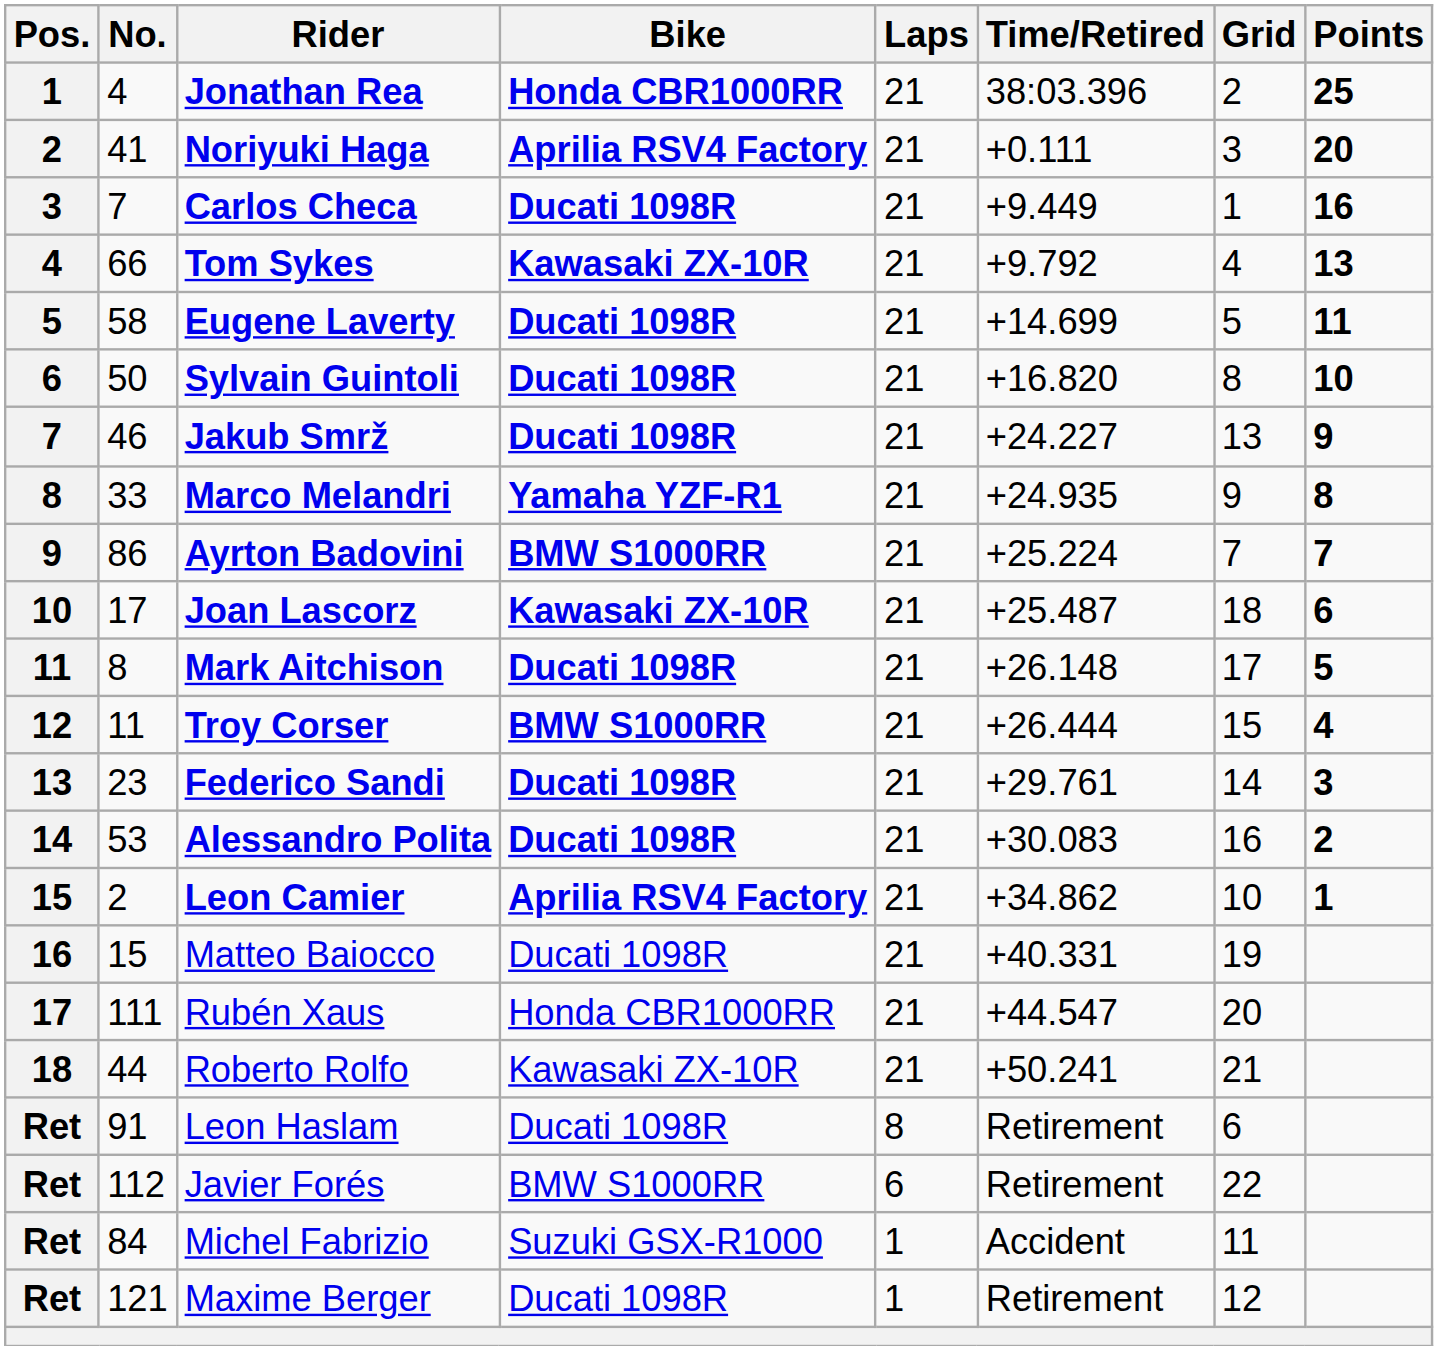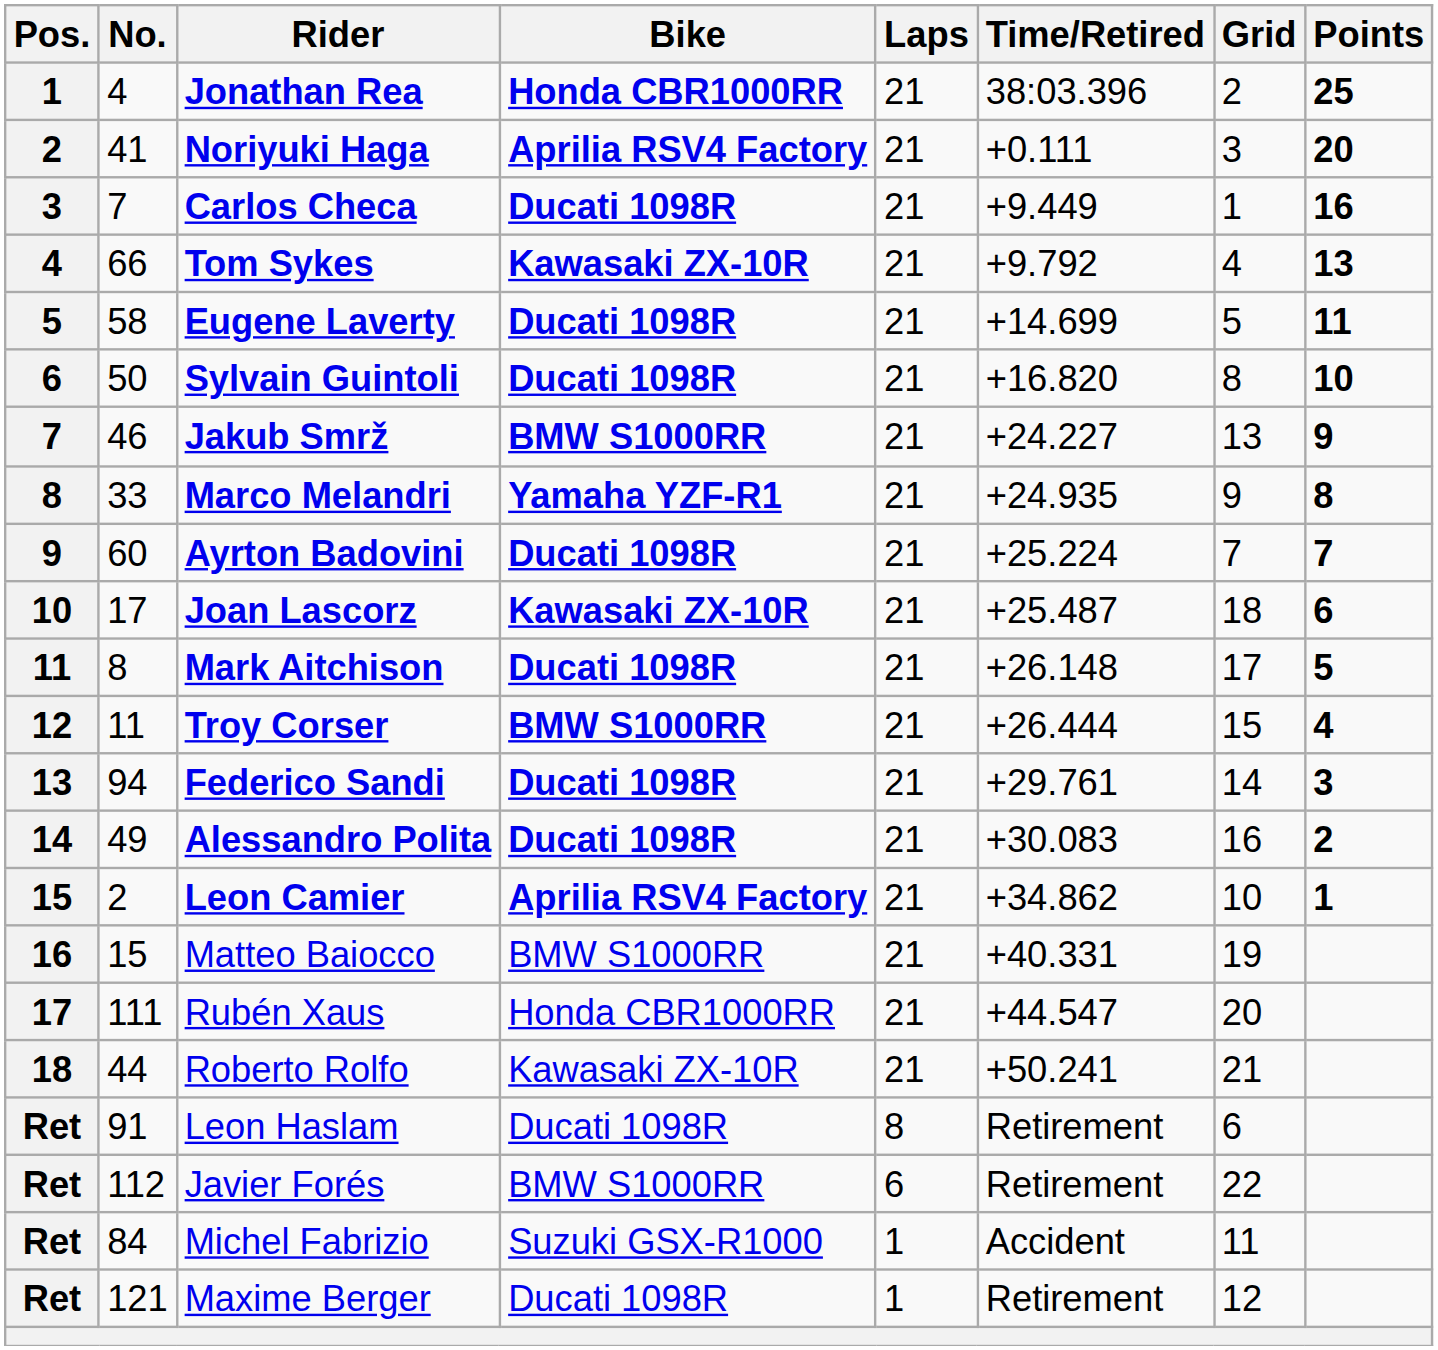(622, 437) Ducati 1098R -> (637, 437) BMW S1000RR
(127, 552) 86 -> (127, 552) 60
(637, 552) BMW S1000RR -> (622, 552) Ducati 1098R
(127, 782) 23 -> (127, 782) 94
(127, 839) 53 -> (127, 839) 49
(618, 954) Ducati 1098R -> (636, 954) BMW S1000RR
